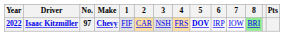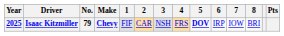(14, 24) 2022 -> (14, 24) 2025
(87, 24) 97 -> (87, 24) 79
(254, 24) lightgreen background -> (254, 24) no background
